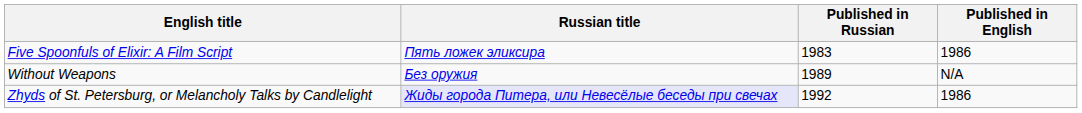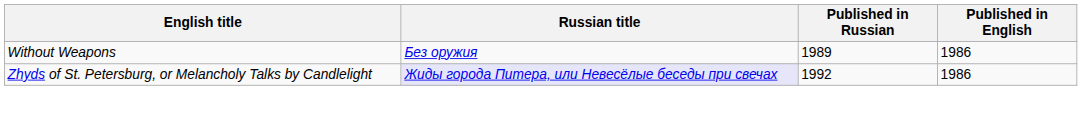- row: (120, 52)
(952, 74) N/A -> (956, 52) 1986
